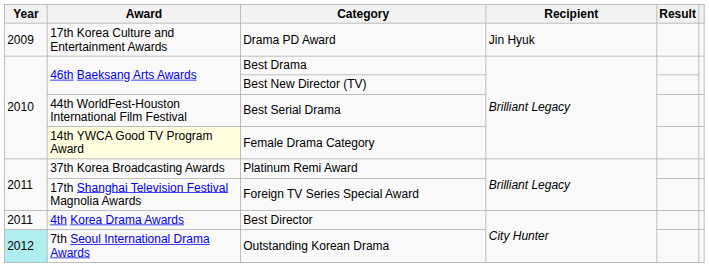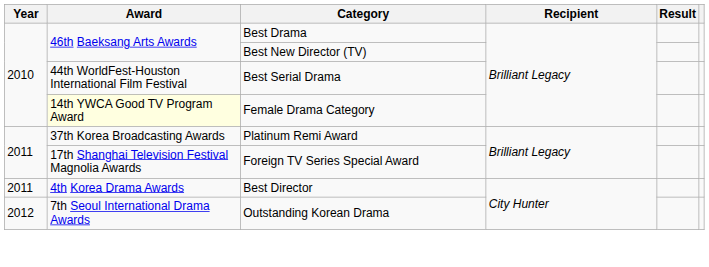- row: (289, 39)
(20, 246) paleturquoise background -> (20, 213) no background
